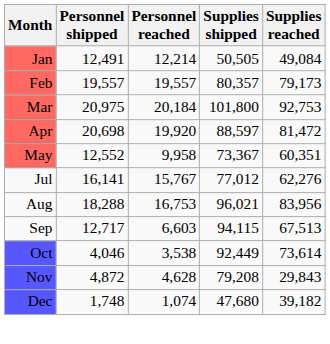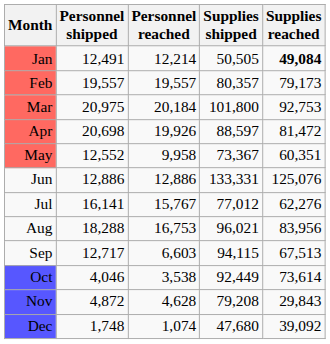(300, 58) normal -> (300, 58) bold
(175, 131) 19,920 -> (175, 131) 19,926
+ row: (42, 180)
(300, 301) 39,182 -> (300, 326) 39,092
